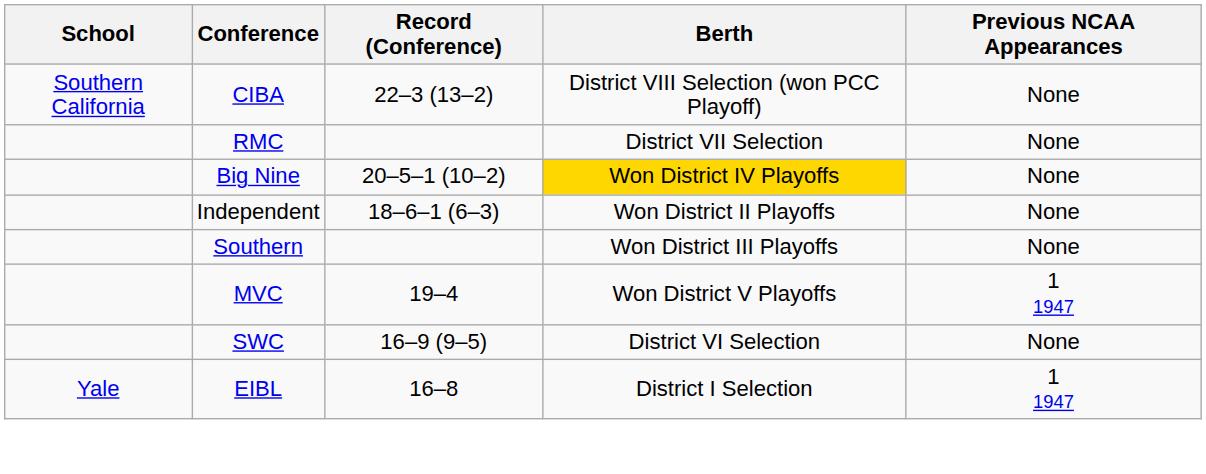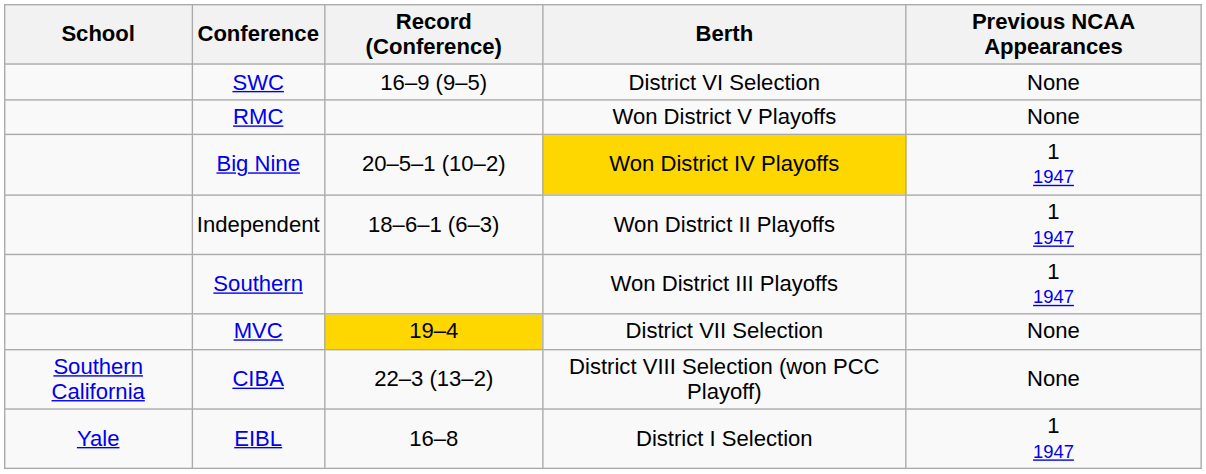rows swapped: (258, 341) <-> (258, 94)
(724, 141) District VII Selection -> (724, 116) Won District V Playoffs
(1053, 176) None -> (1053, 164) 1 1947
(1053, 211) None -> (1053, 224) 1 1947
(1053, 246) None -> (1053, 284) 1 1947
(434, 294) no background -> (434, 331) gold background
(724, 294) Won District V Playoffs -> (724, 331) District VII Selection
(1053, 294) 1 1947 -> (1053, 331) None
